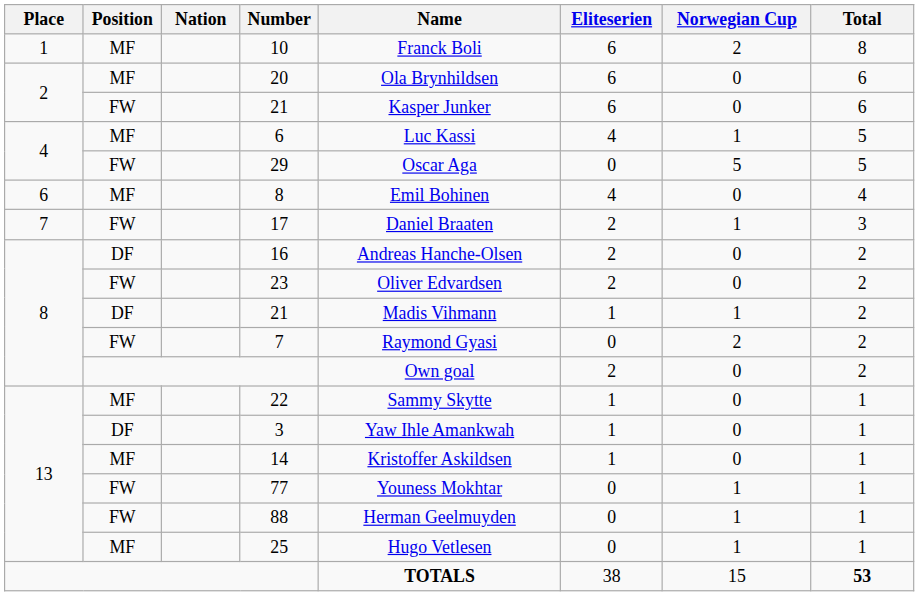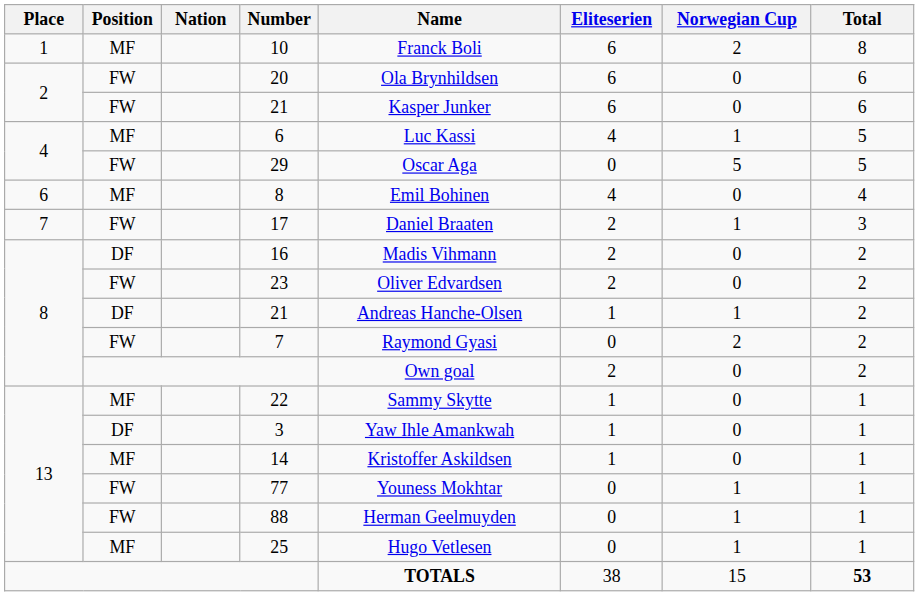(122, 77) MF -> (122, 77) FW
(440, 253) Andreas Hanche-Olsen -> (440, 253) Madis Vihmann
(440, 312) Madis Vihmann -> (440, 312) Andreas Hanche-Olsen
